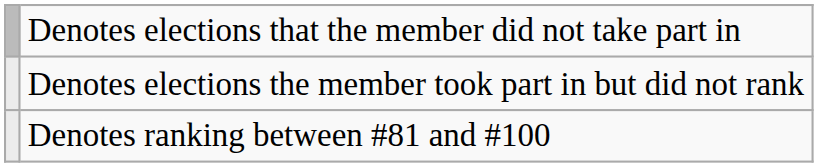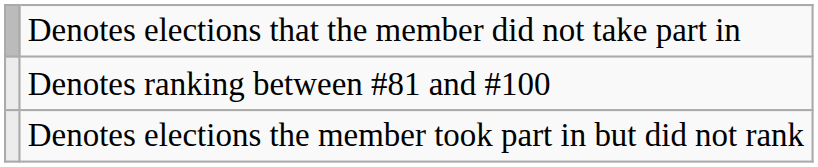rows swapped: (416, 82) <-> (289, 135)
